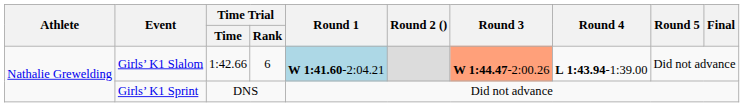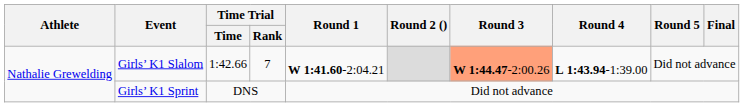(267, 63) 6 -> (267, 63) 7
(336, 71) lightblue background -> (336, 71) no background
